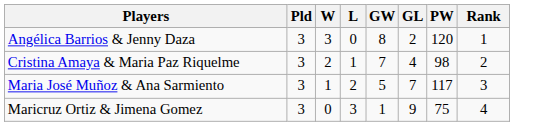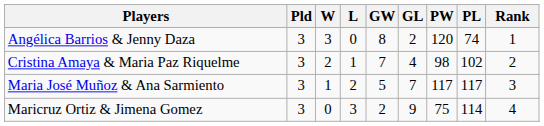+ column: (472, 16)
(382, 109) 1 -> (382, 109) 2
